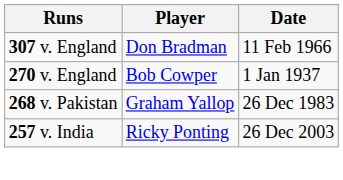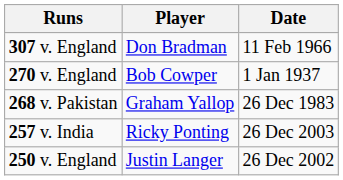+ row: (63, 160)
